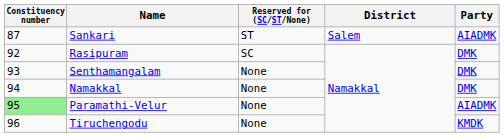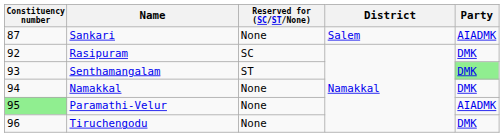(247, 36) ST -> (254, 36) None
(254, 71) None -> (247, 71) ST
(467, 71) no background -> (467, 71) lightgreen background
(470, 123) KMDK -> (467, 123) DMK
